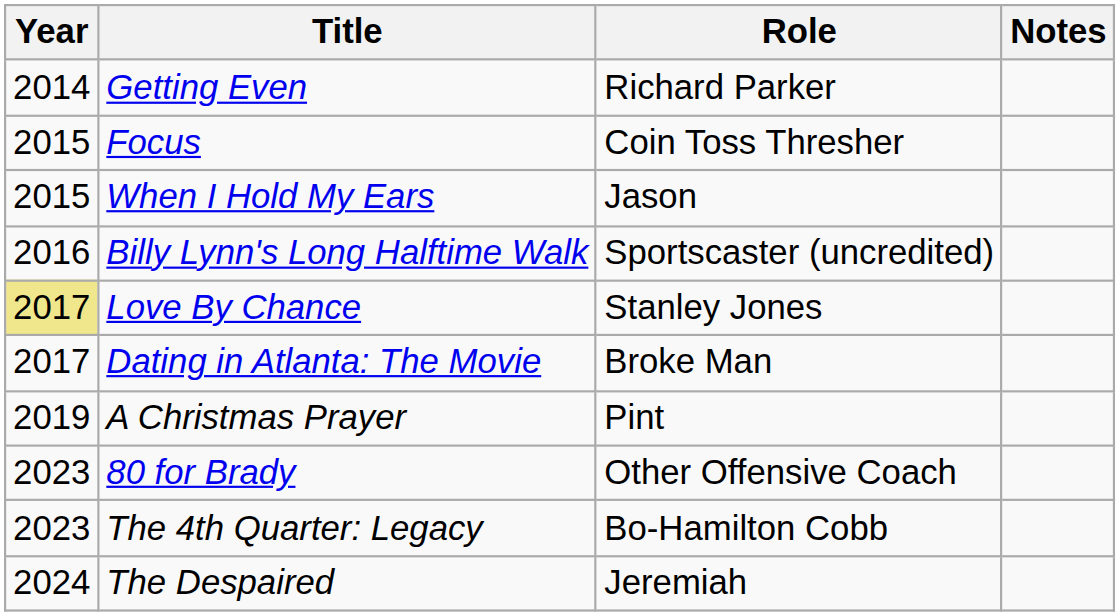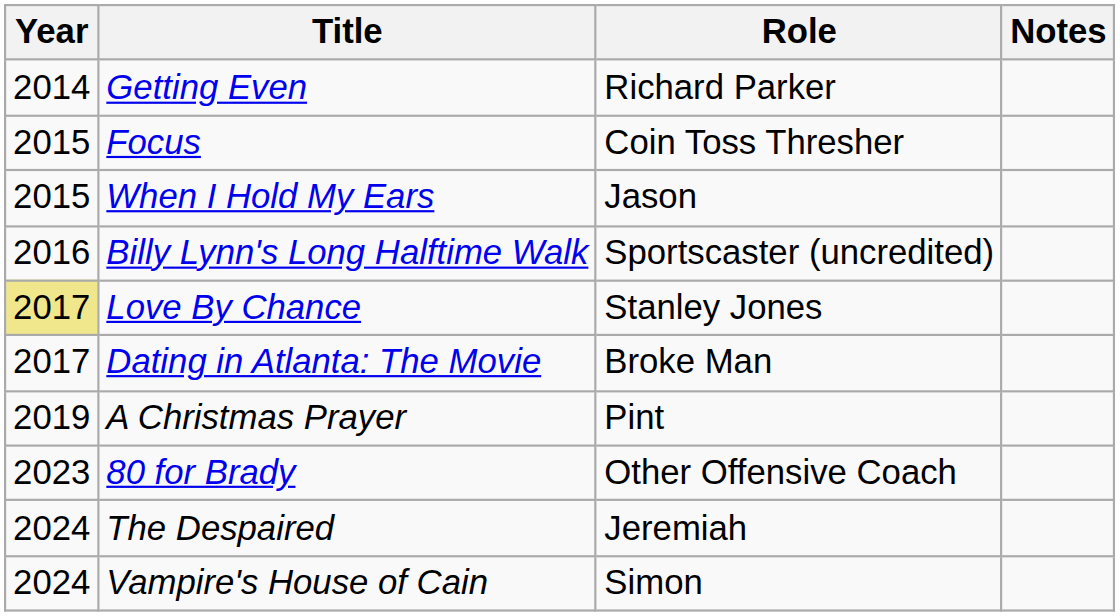- row: (295, 527)
+ row: (297, 582)
